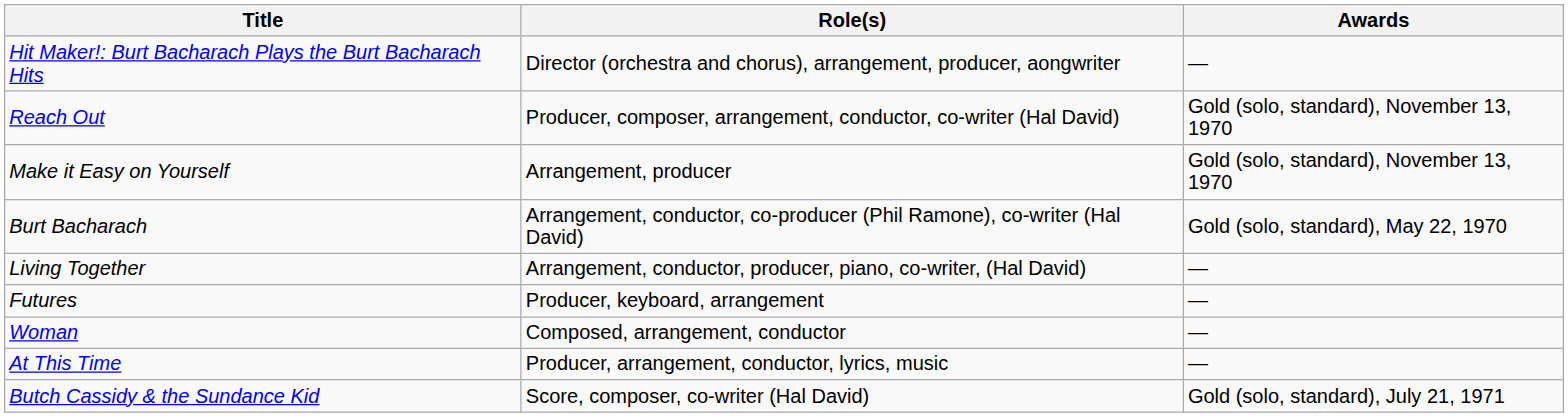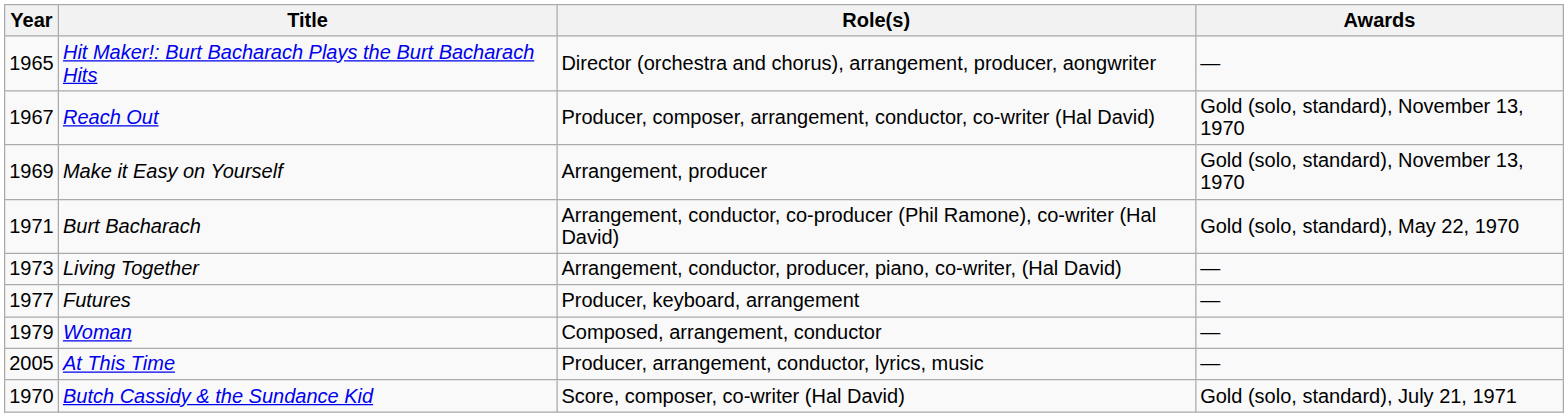+ column: (31, 20)
